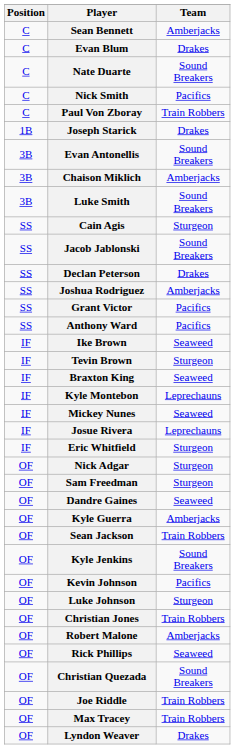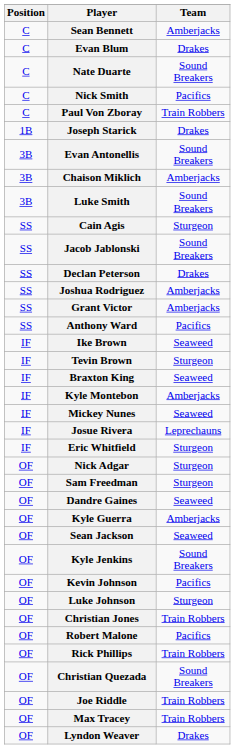(193, 308) Pacifics -> (193, 308) Amberjacks
(193, 395) Leprechauns -> (193, 395) Amberjacks
(193, 535) Train Robbers -> (193, 535) Seaweed
(193, 635) Amberjacks -> (193, 635) Pacifics
(193, 653) Seaweed -> (193, 653) Train Robbers
